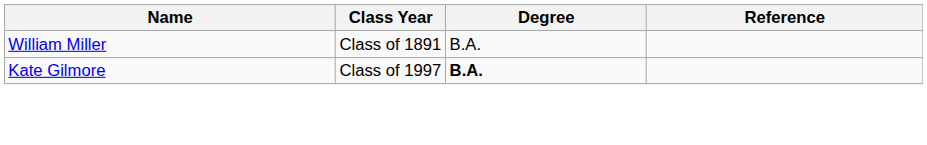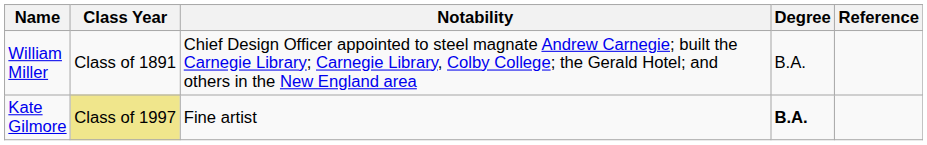+ column: (475, 17)
(390, 70) no background -> (125, 117) khaki background
